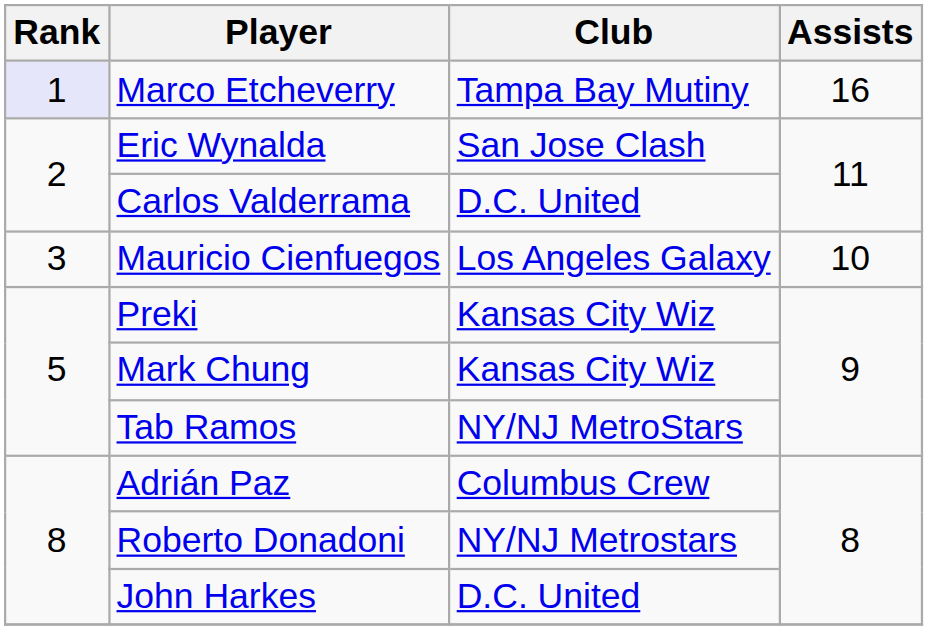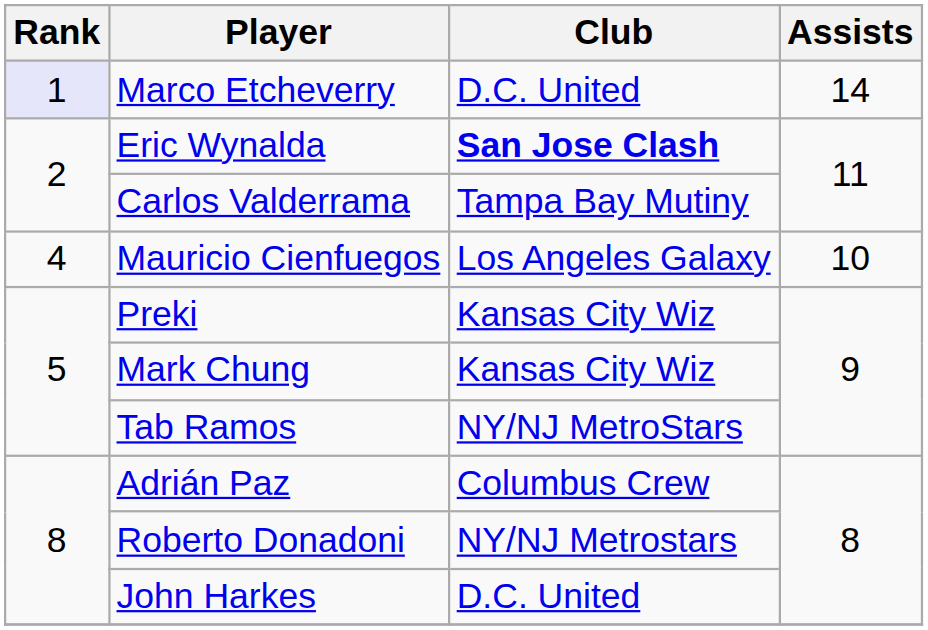(603, 88) Tampa Bay Mutiny -> (549, 88) D.C. United
(850, 88) 16 -> (850, 88) 14
(581, 145) normal -> (588, 145) bold
(549, 201) D.C. United -> (603, 201) Tampa Bay Mutiny
(57, 257) 3 -> (57, 257) 4
